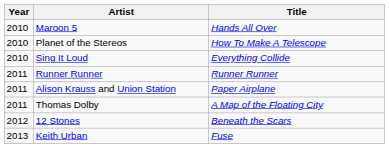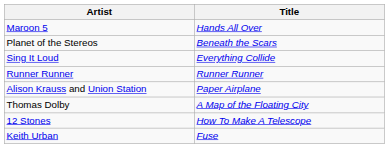- column: (19, 12)
(269, 43) How To Make A Telescope -> (237, 43) Beneath the Scars
(251, 120) Beneath the Scars -> (254, 120) How To Make A Telescope
